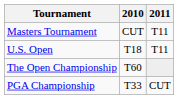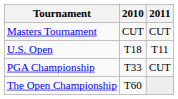(160, 31) T11 -> (160, 31) CUT
rows swapped: (62, 67) <-> (51, 85)
